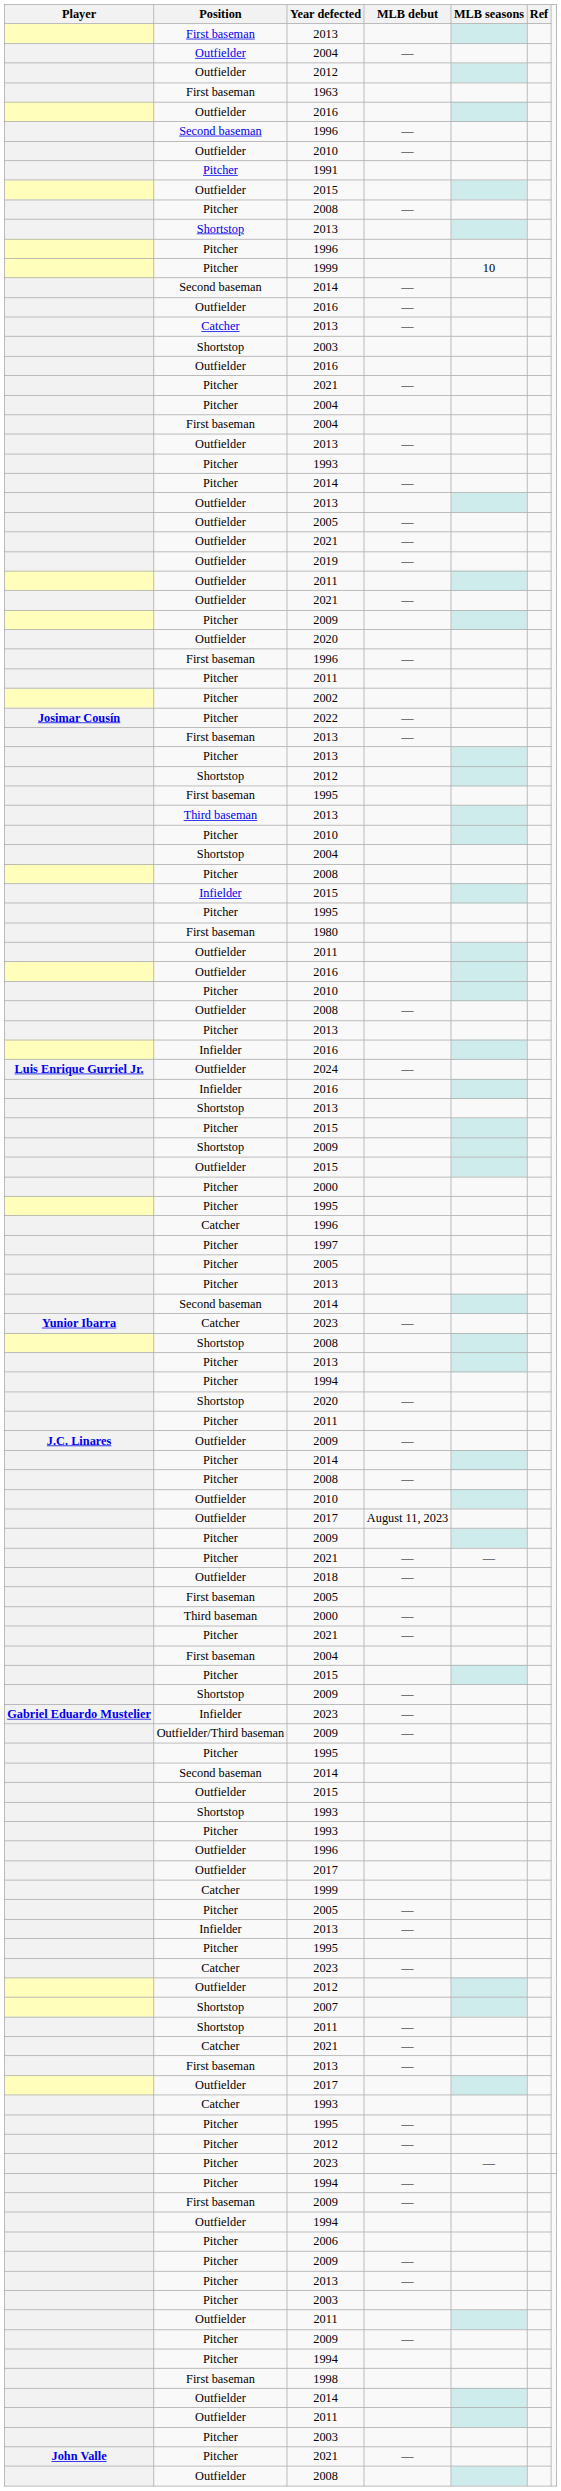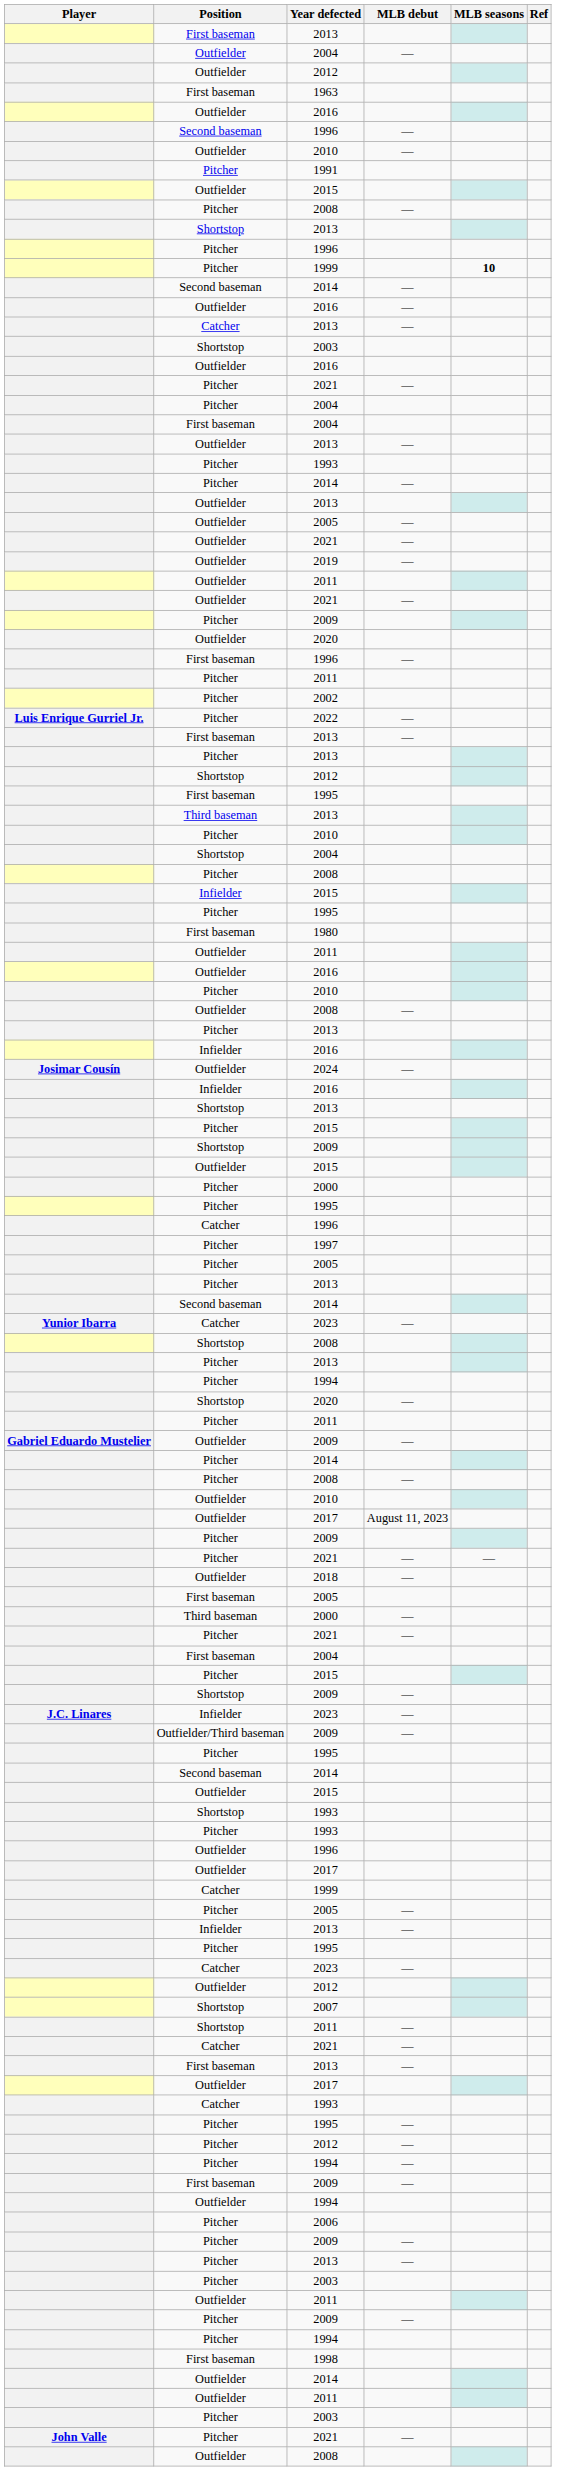(489, 268) normal -> (489, 268) bold
(79, 717) Josimar Cousín -> (79, 717) Luis Enrique Gurriel Jr.
(79, 1069) Luis Enrique Gurriel Jr. -> (79, 1069) Josimar Cousín
(79, 1440) J.C. Linares -> (79, 1440) Gabriel Eduardo Mustelier
(79, 1714) Gabriel Eduardo Mustelier -> (79, 1714) J.C. Linares
- row: (220, 2163)
